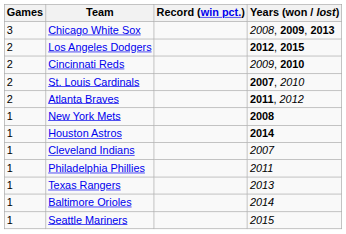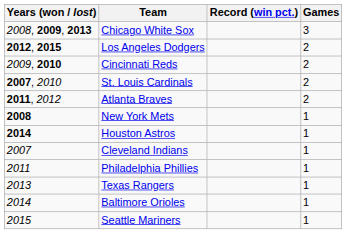columns swapped: (25, 13) <-> (295, 13)
